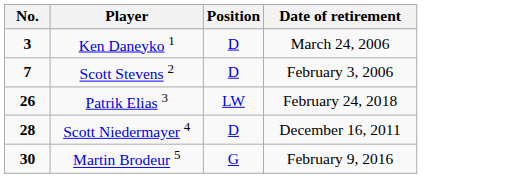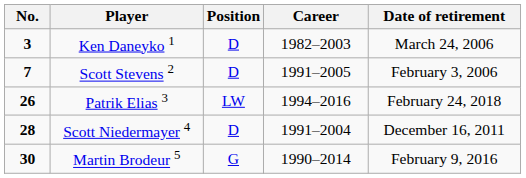+ column: (316, 16)
